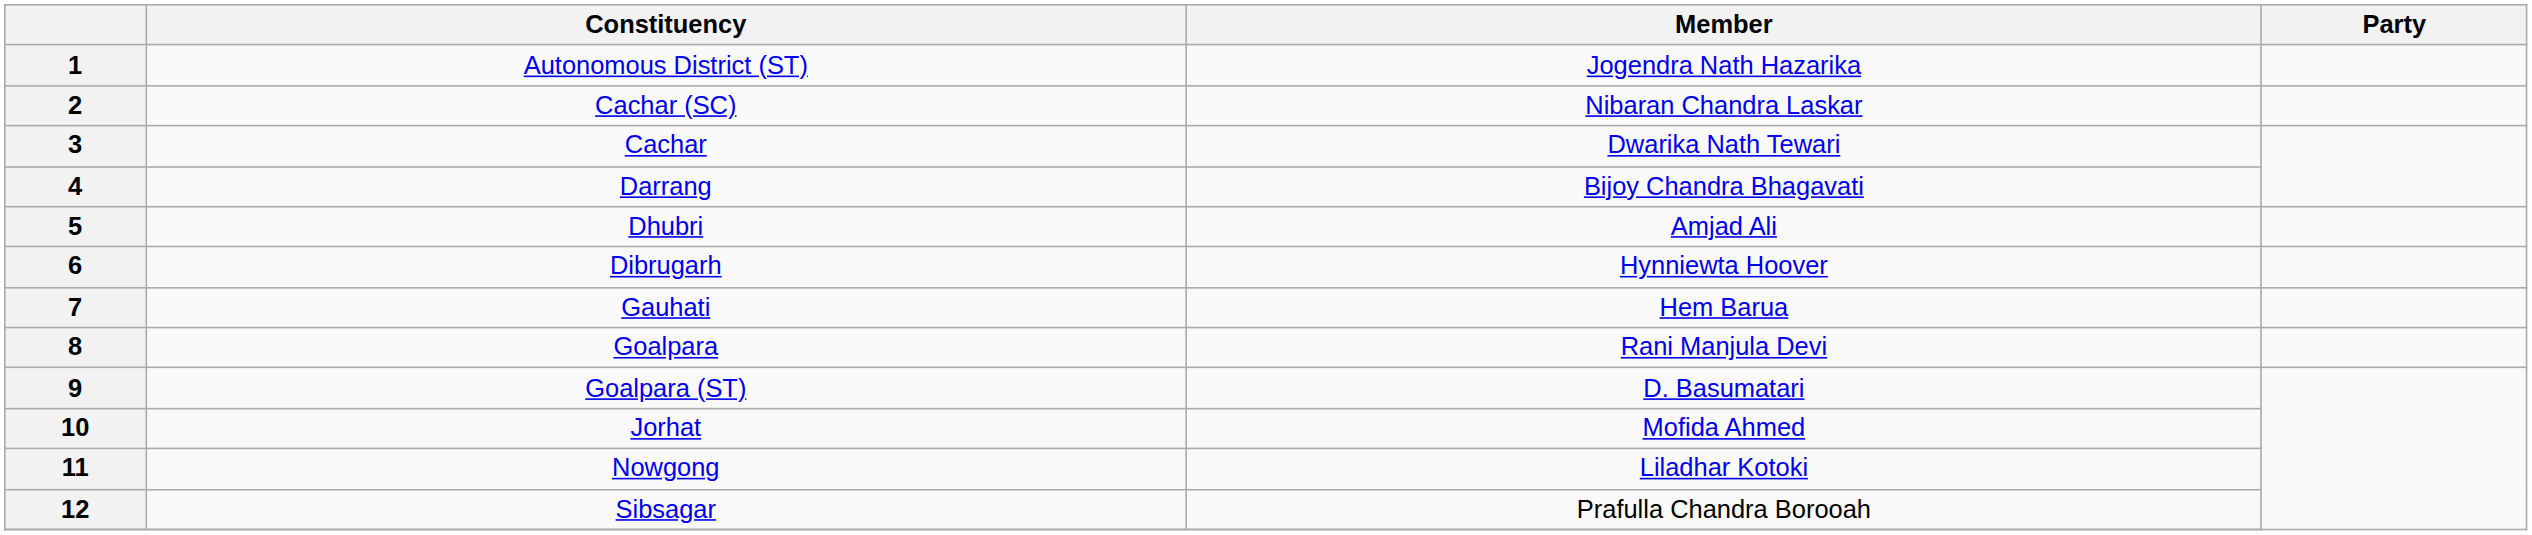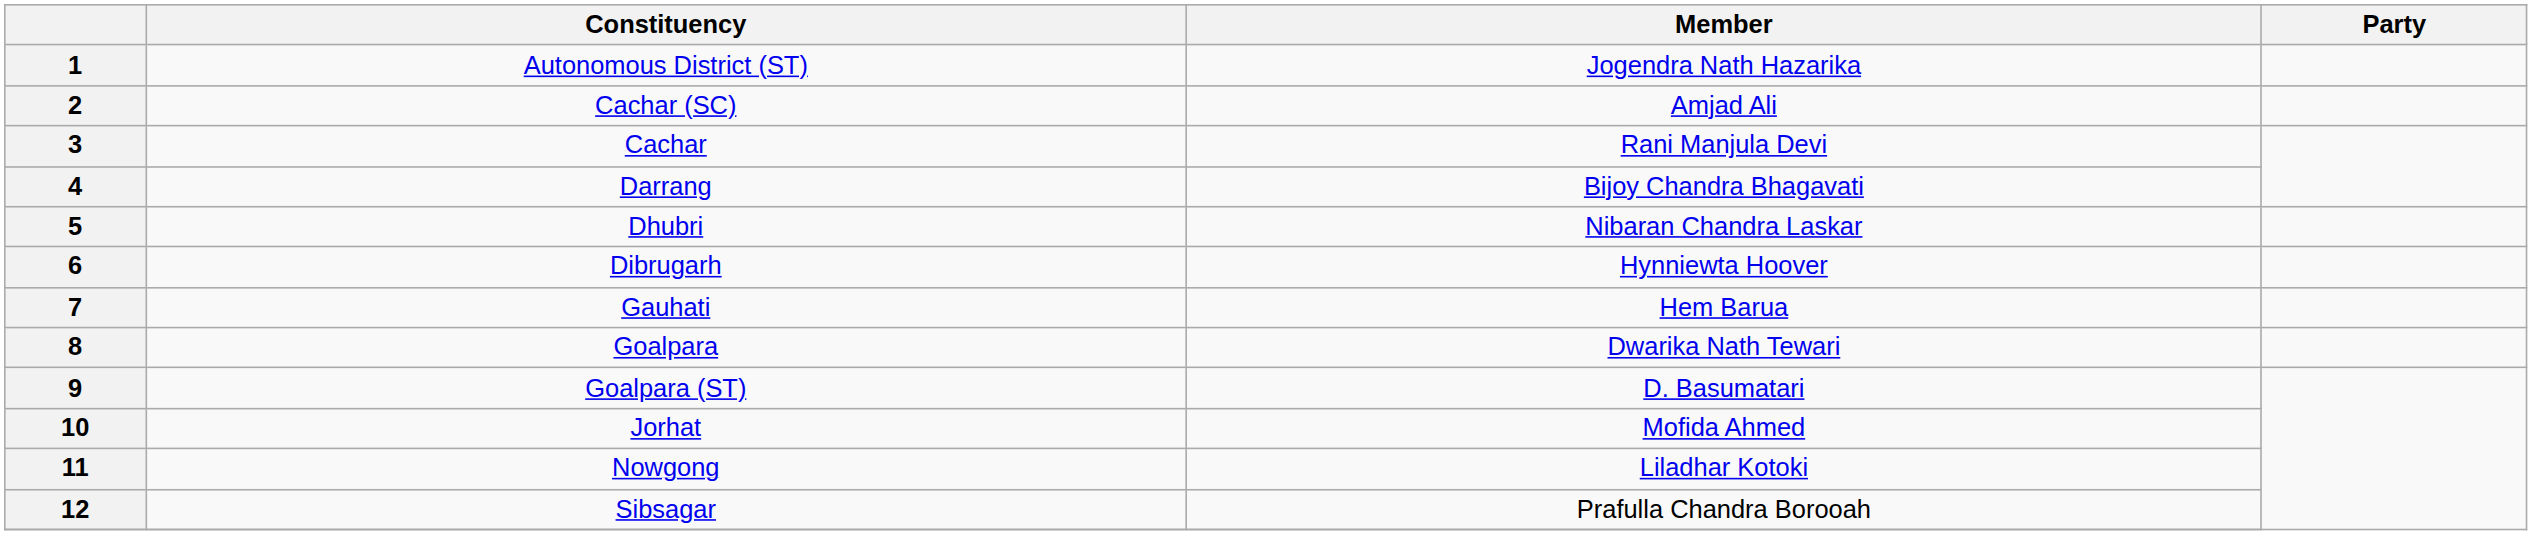(1724, 105) Nibaran Chandra Laskar -> (1724, 105) Amjad Ali
(1724, 145) Dwarika Nath Tewari -> (1724, 145) Rani Manjula Devi
(1724, 226) Amjad Ali -> (1724, 226) Nibaran Chandra Laskar
(1724, 347) Rani Manjula Devi -> (1724, 347) Dwarika Nath Tewari
